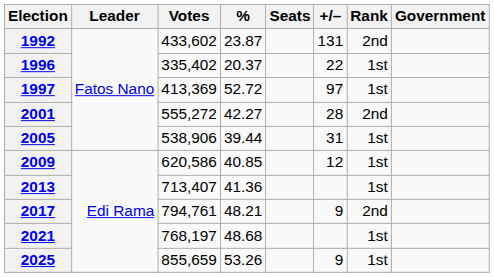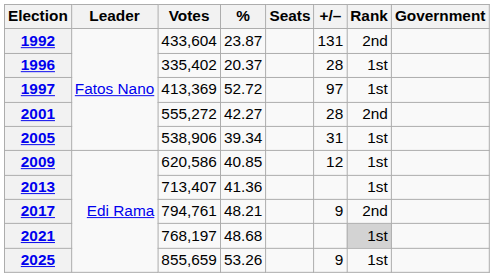(189, 41) 433,602 -> (189, 41) 433,604
(335, 65) 22 -> (335, 65) 28
(243, 138) 39.44 -> (243, 138) 39.34
(378, 235) no background -> (378, 235) lightgrey background
